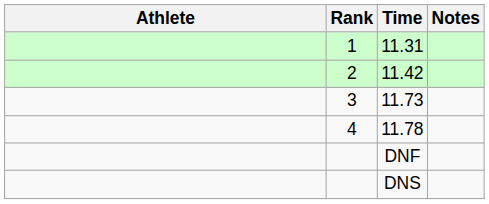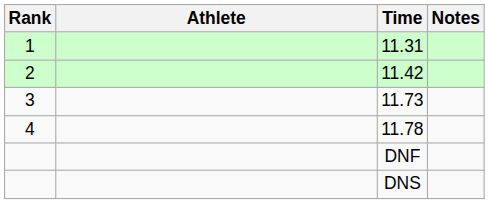columns swapped: (352, 18) <-> (166, 18)
